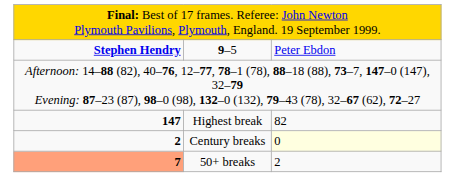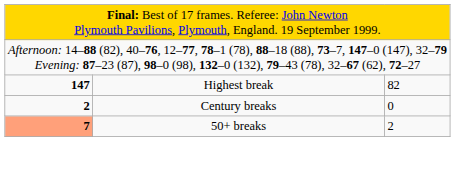- row: (227, 50)
(277, 141) lightyellow background -> (391, 106) no background
